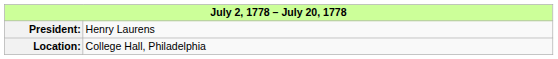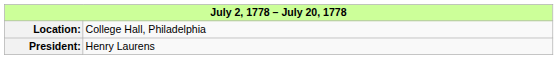rows swapped: (57, 46) <-> (55, 29)
